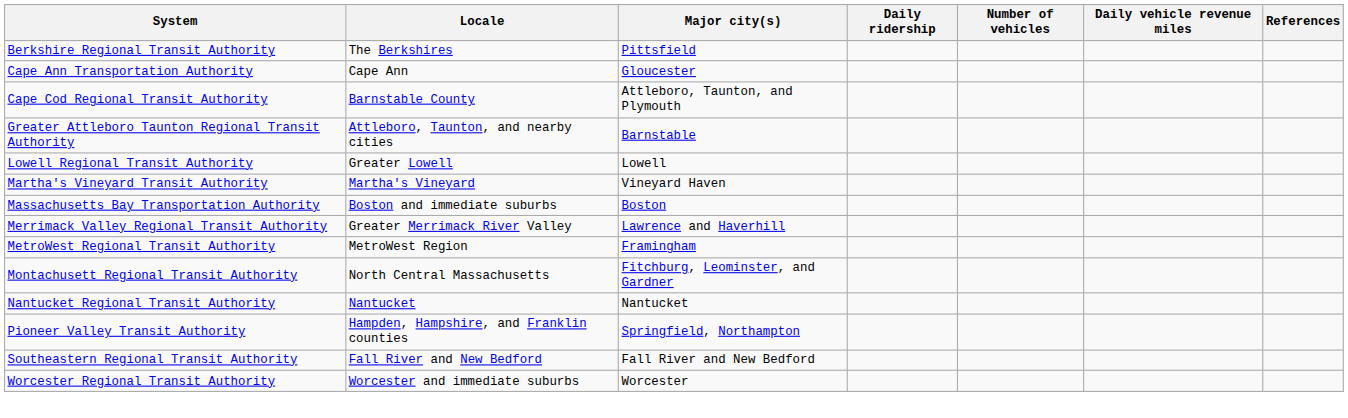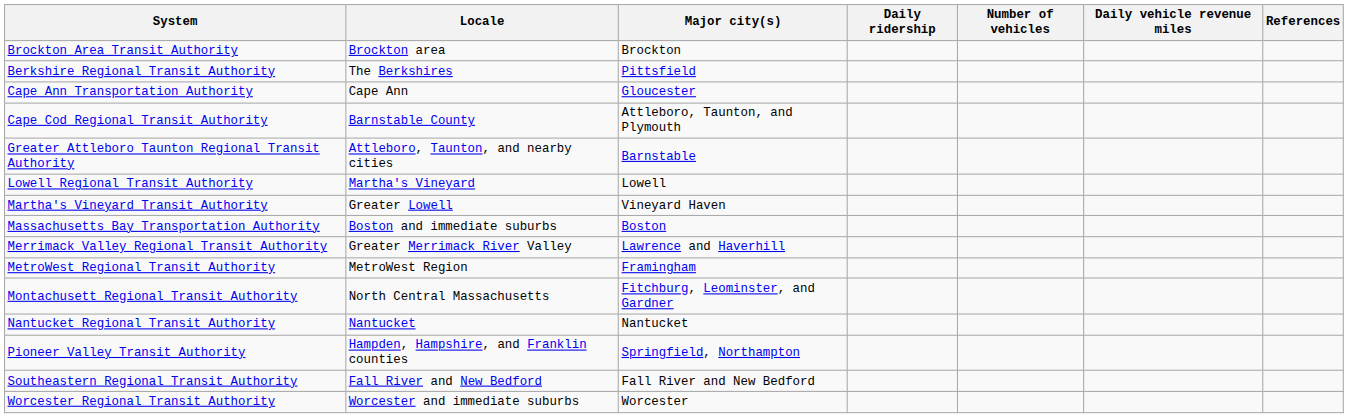+ row: (123, 50)
(401, 163) Greater Lowell -> (412, 184) Martha's Vineyard
(412, 184) Martha's Vineyard -> (401, 205) Greater Lowell
